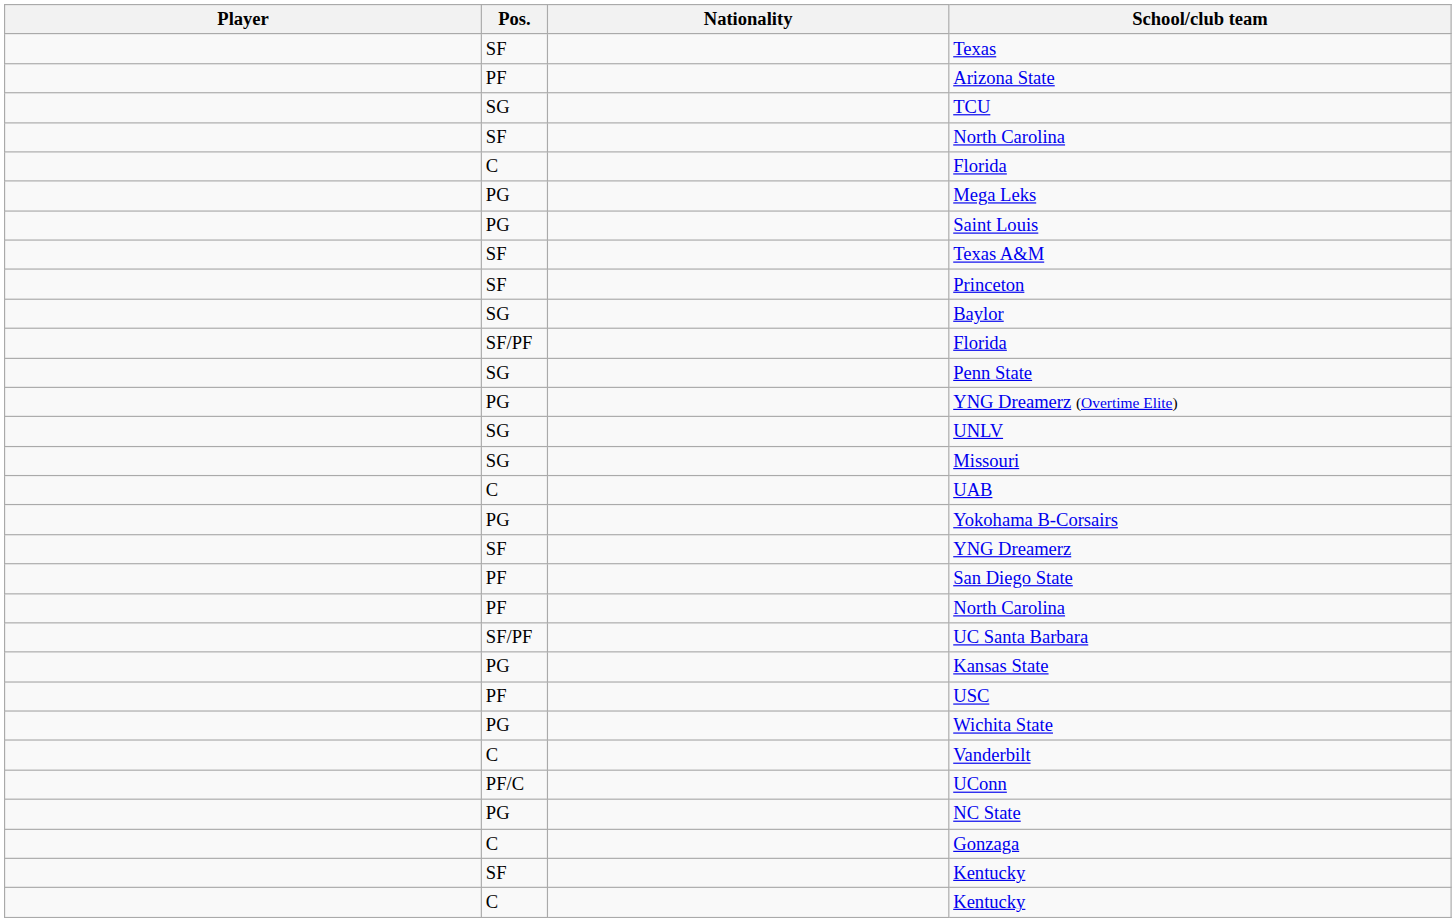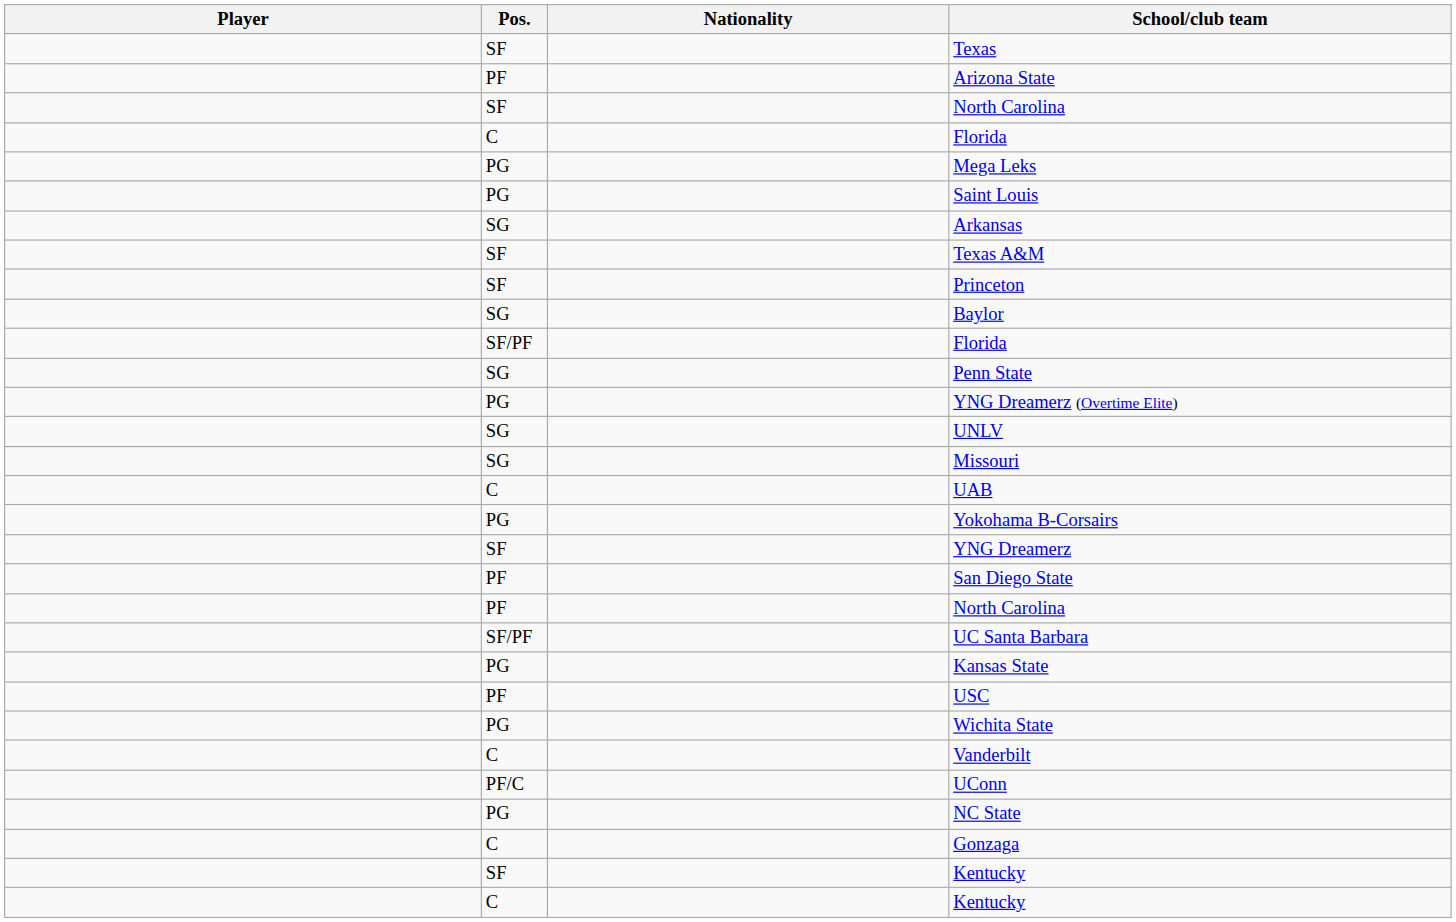- row: (498, 107)
+ row: (498, 225)
